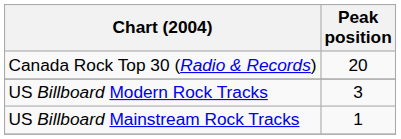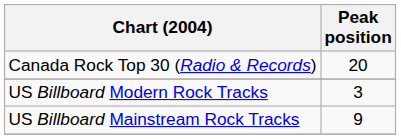(358, 119) 1 -> (358, 119) 9
